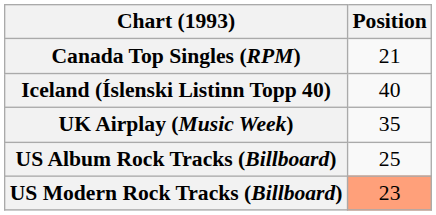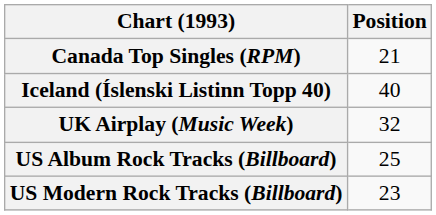(390, 124) 35 -> (390, 124) 32
(390, 192) lightsalmon background -> (390, 192) no background
